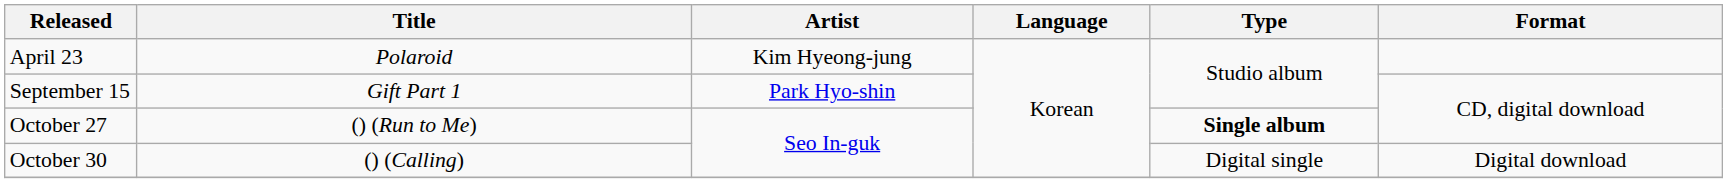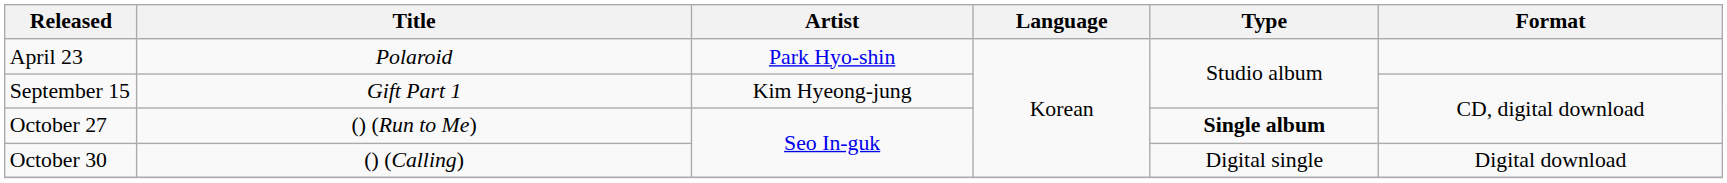(832, 56) Kim Hyeong-jung -> (832, 56) Park Hyo-shin
(832, 90) Park Hyo-shin -> (832, 90) Kim Hyeong-jung
